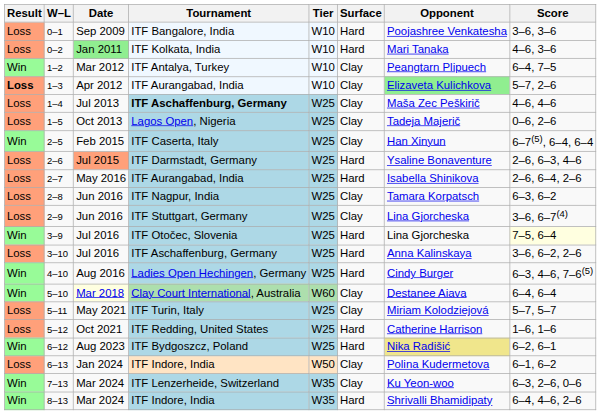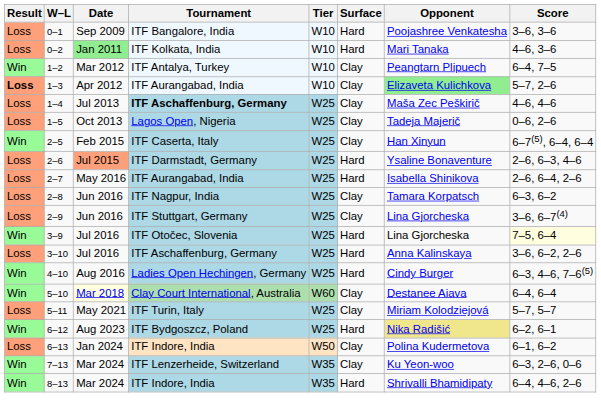- row: (57, 329)
